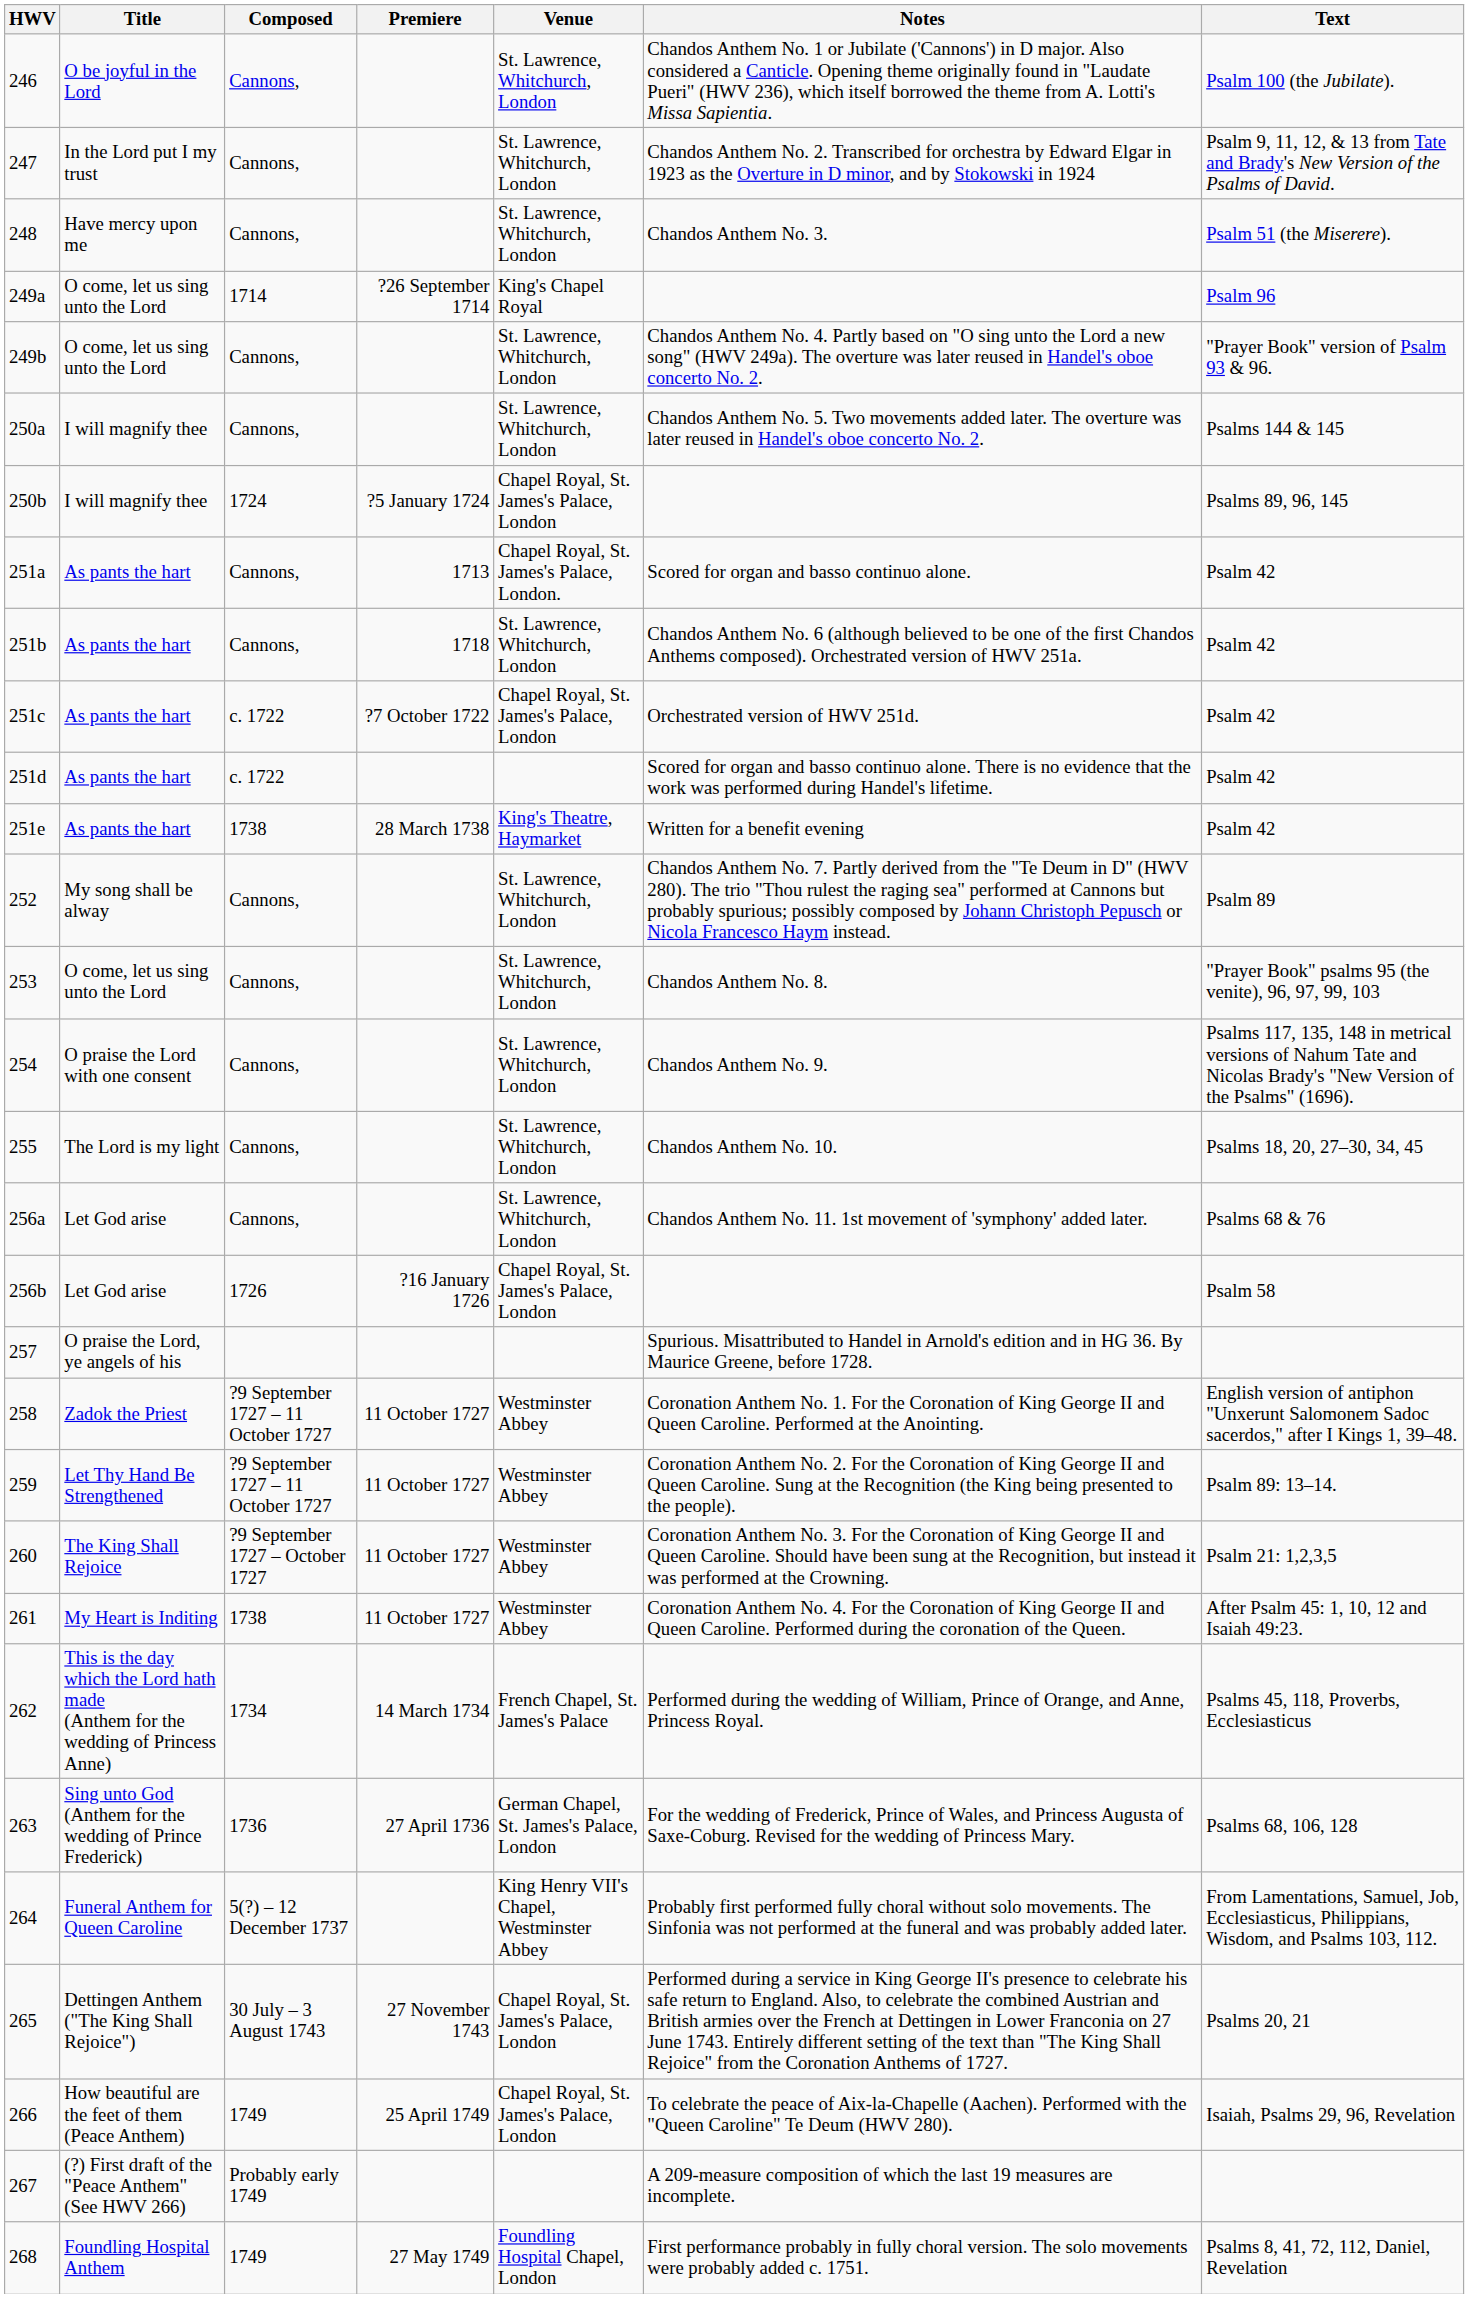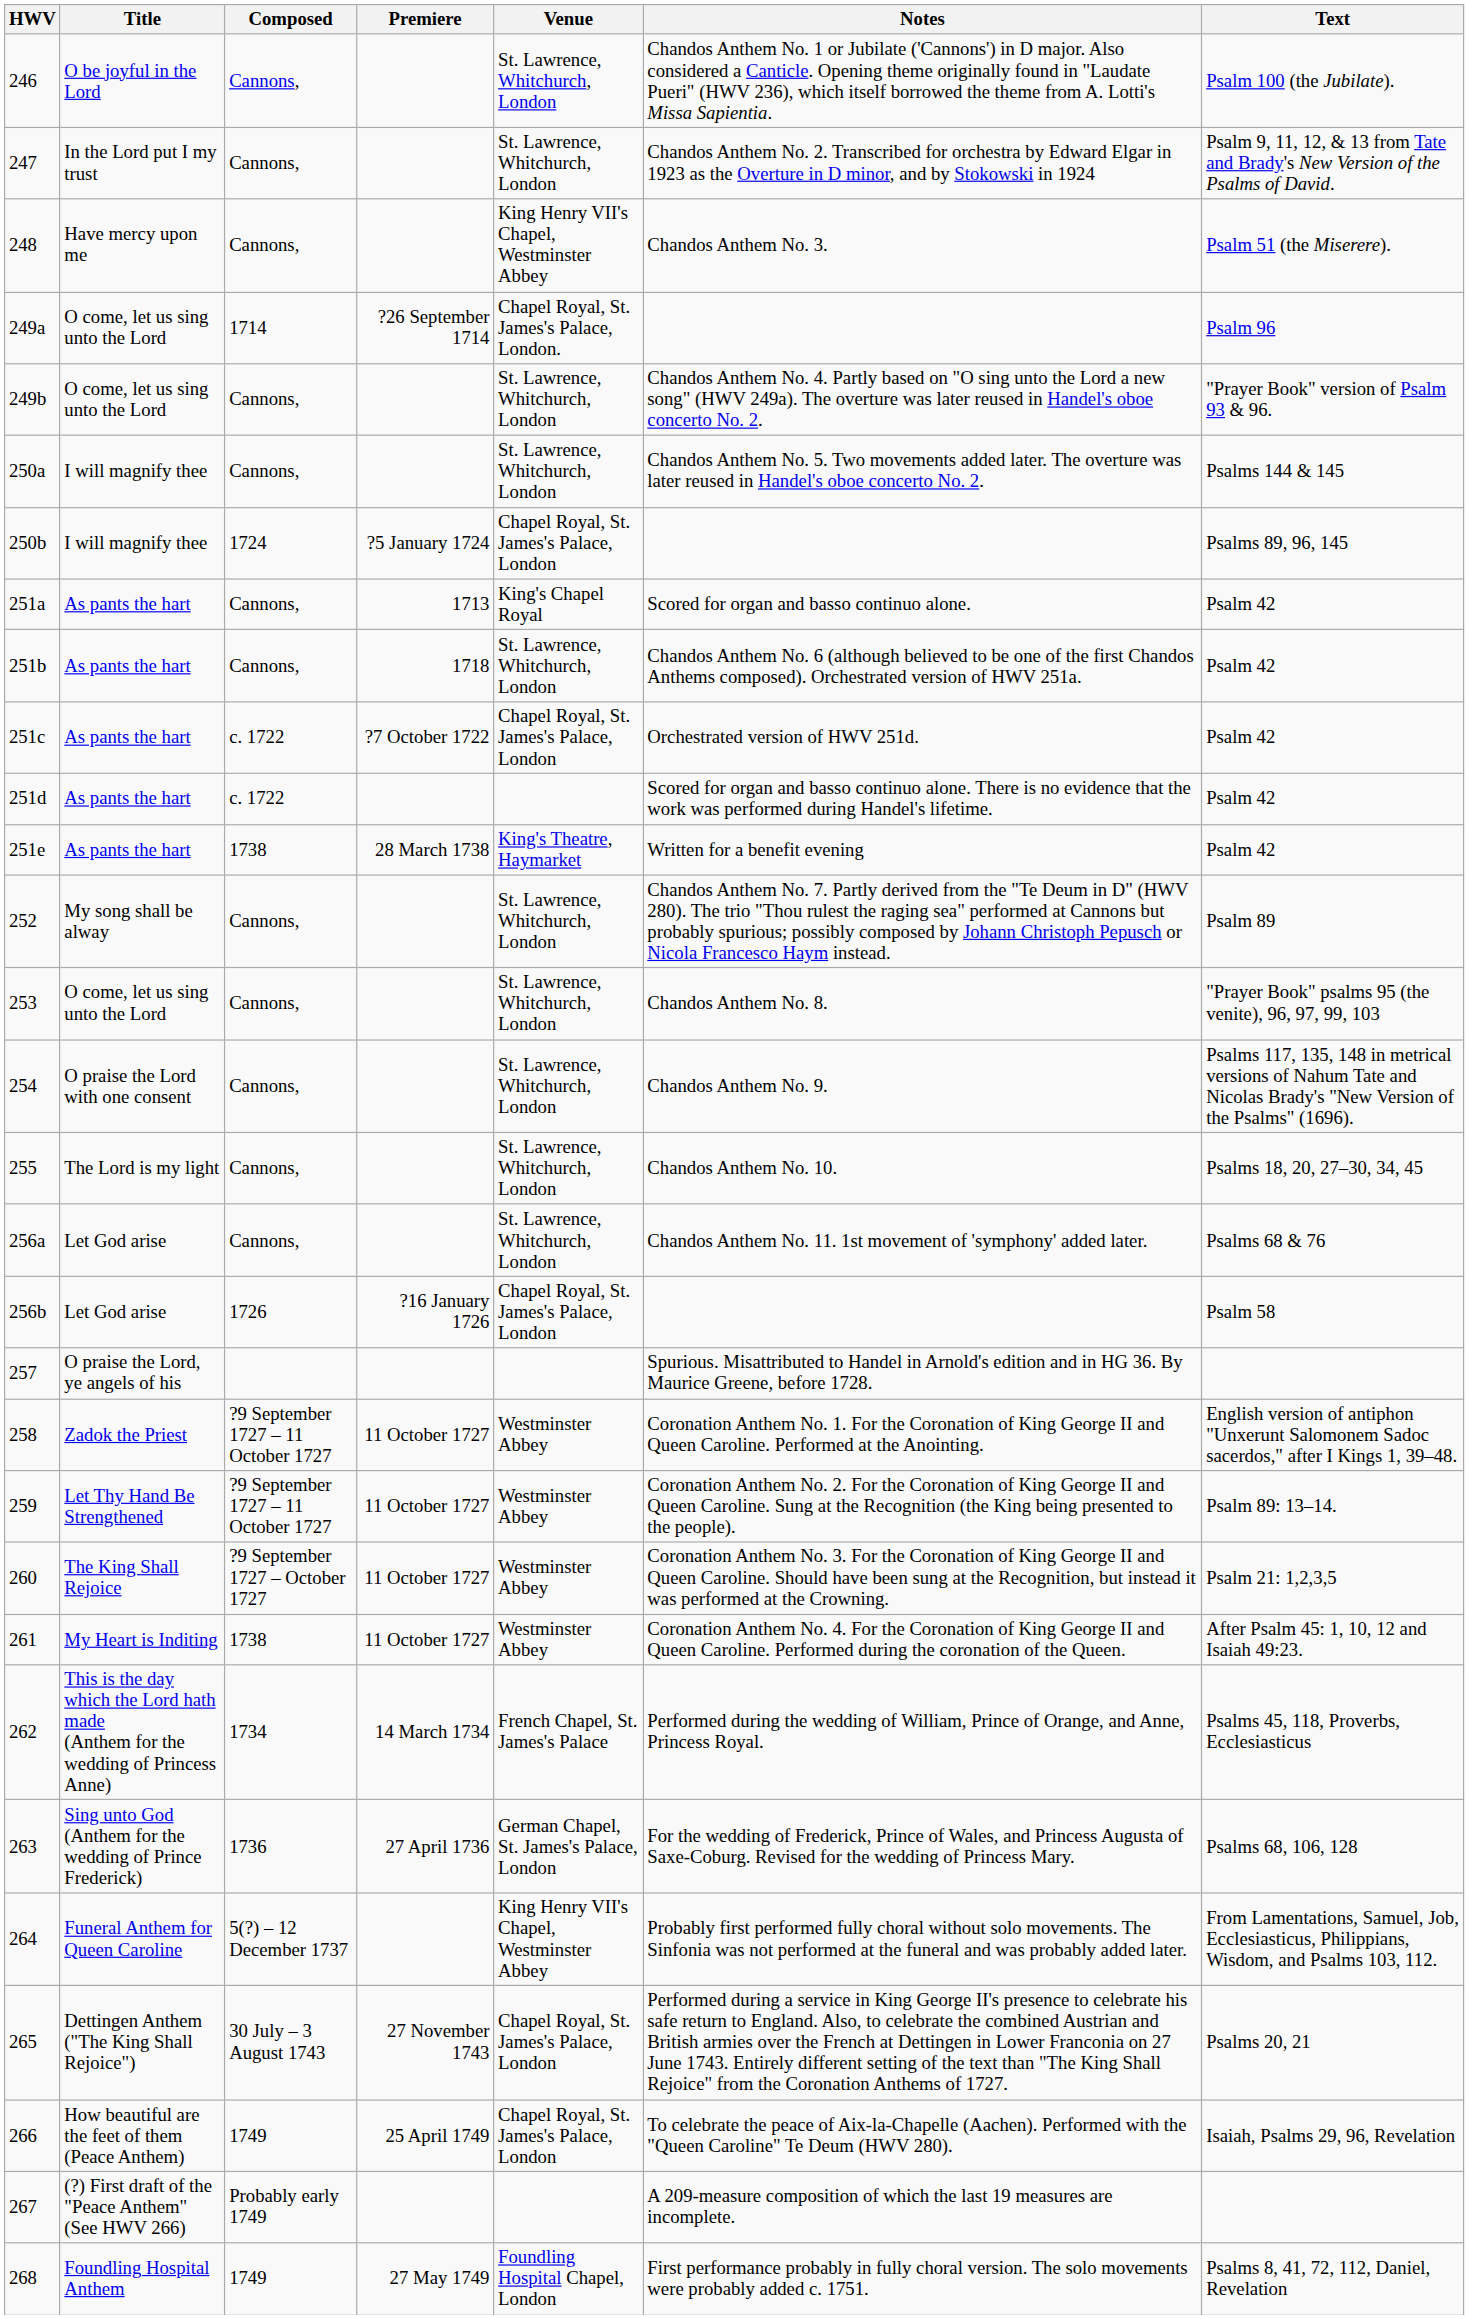(550, 234) St. Lawrence, Whitchurch, London -> (563, 245) King Henry VII's Chapel, Westminster Abbey
(551, 296) King's Chapel Royal -> (564, 327) Chapel Royal, St. James's Palace, London.
(564, 572) Chapel Royal, St. James's Palace, London. -> (551, 604) King's Chapel Royal
